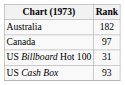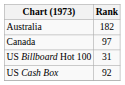(107, 73) 93 -> (107, 73) 92
